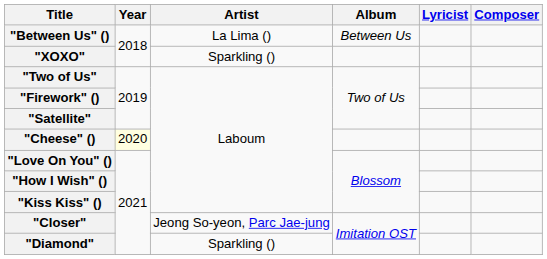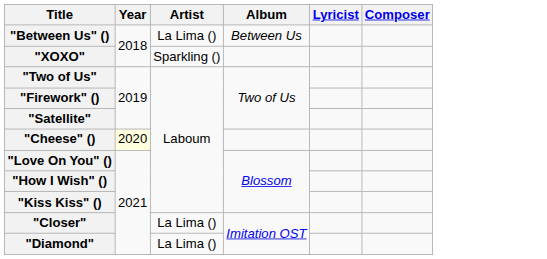(241, 222) Jeong So-yeon, Parc Jae-jung -> (187, 222) La Lima ()
(241, 243) Sparkling () -> (187, 243) La Lima ()
